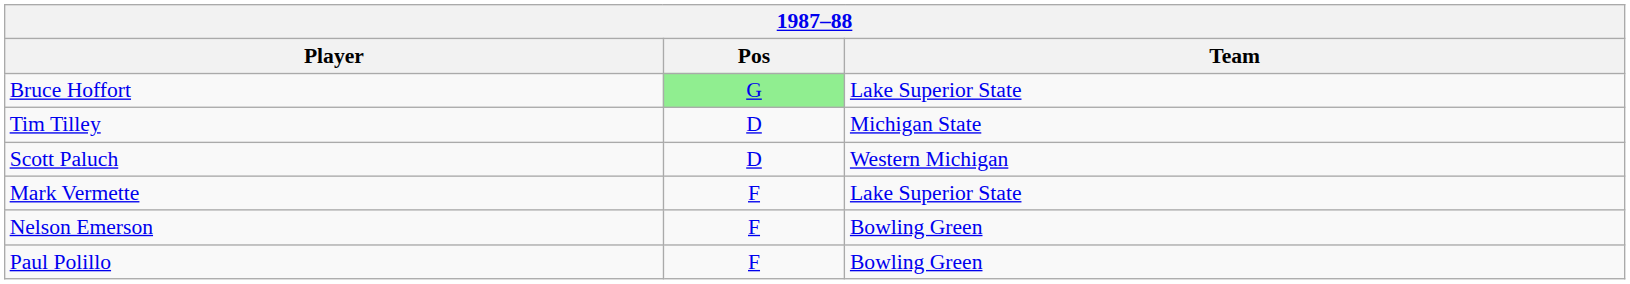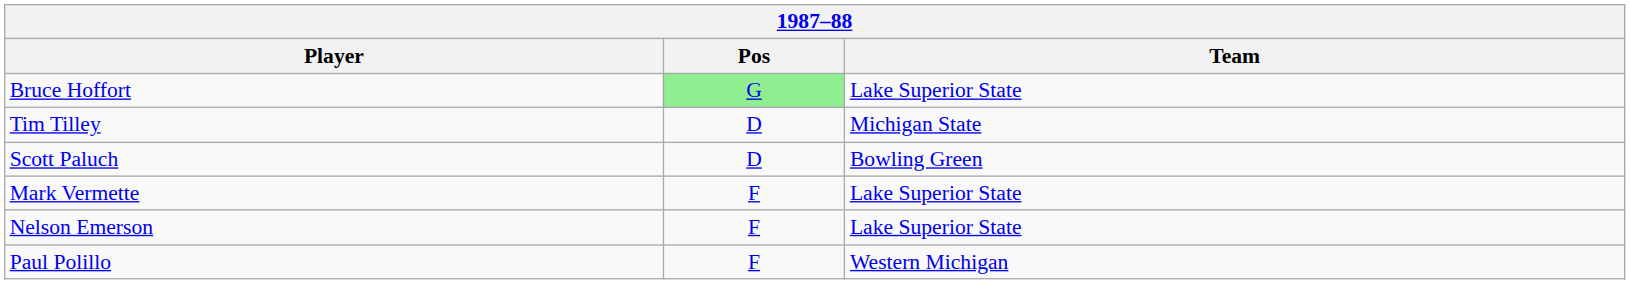(929, 158) Western Michigan -> (916, 158) Bowling Green
(916, 227) Bowling Green -> (936, 227) Lake Superior State
(916, 261) Bowling Green -> (929, 261) Western Michigan
